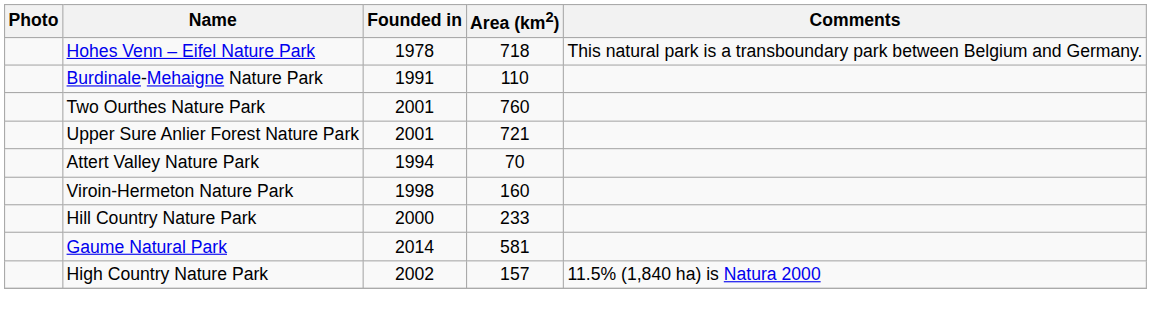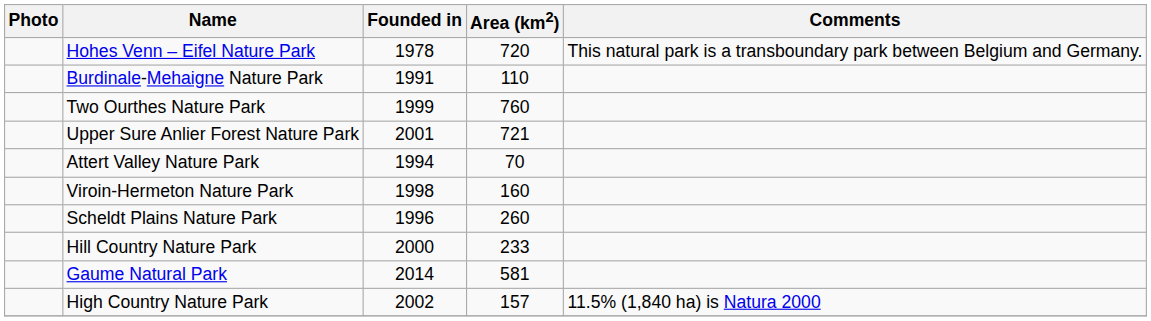(515, 51) 718 -> (515, 51) 720
(415, 106) 2001 -> (415, 106) 1999
+ row: (172, 218)
